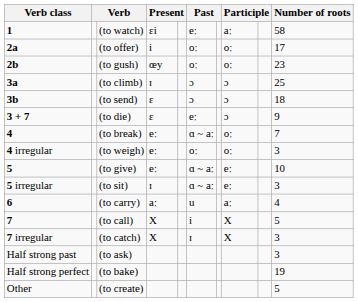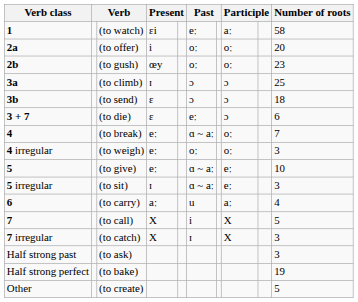(280, 47) 17 -> (280, 47) 20
(277, 116) 9 -> (277, 116) 6
